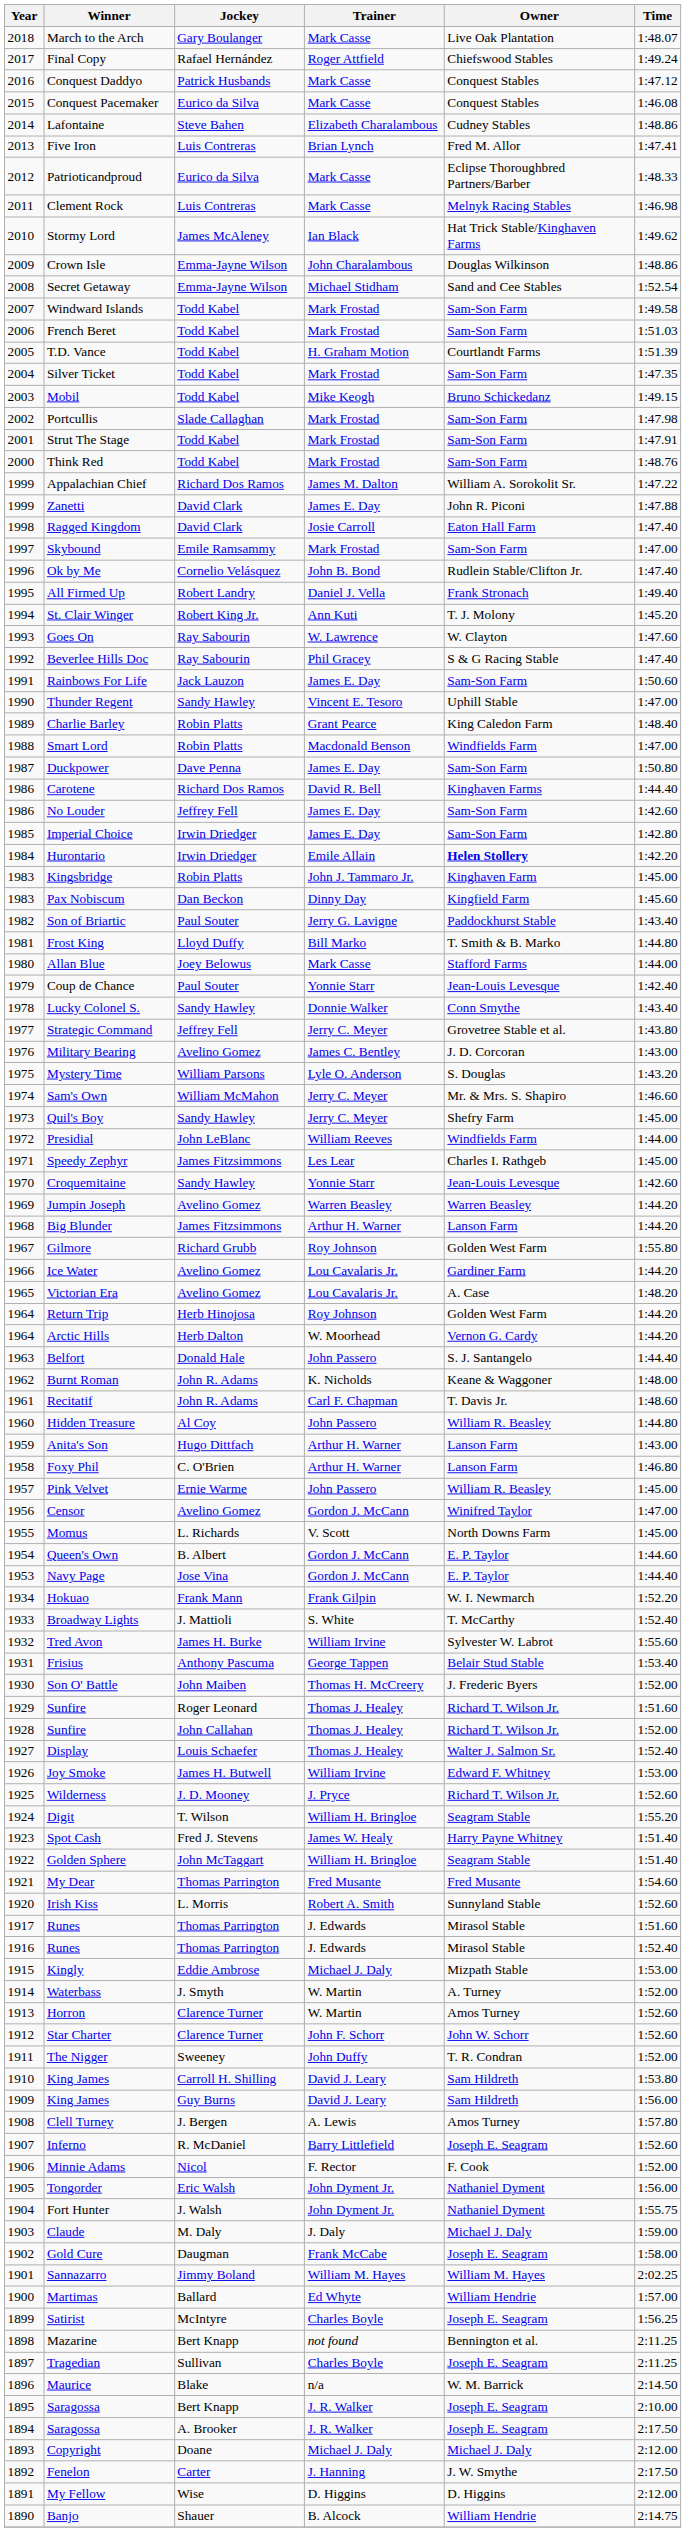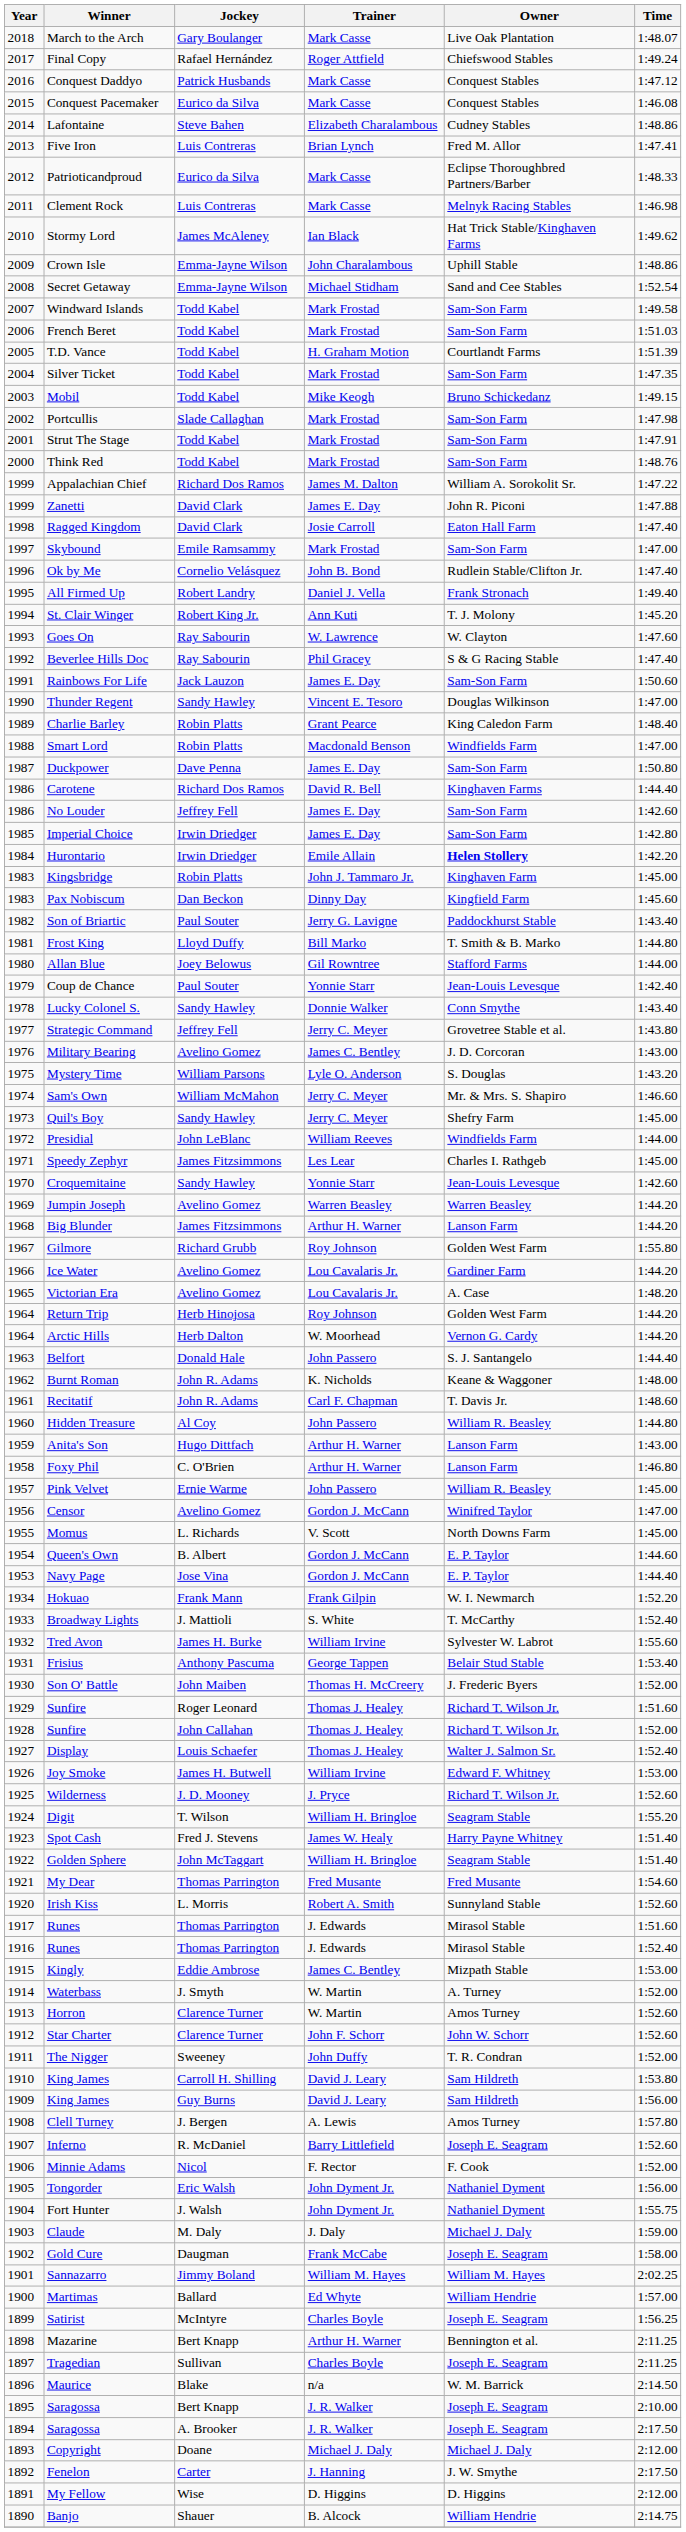(498, 265) Douglas Wilkinson -> (482, 265) Uphill Stable
(482, 702) Uphill Stable -> (498, 702) Douglas Wilkinson
(339, 964) Mark Casse -> (344, 964) Gil Rowntree
(350, 1969) Michael J. Daly -> (354, 1969) James C. Bentley
(333, 2341) not found -> (354, 2341) Arthur H. Warner
